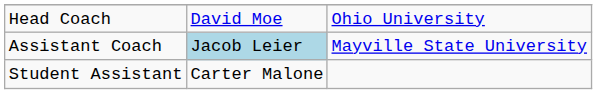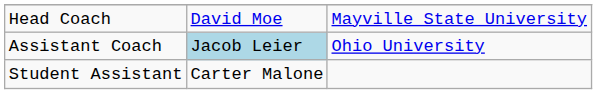(408, 19) Ohio University -> (459, 19) Mayville State University
(459, 46) Mayville State University -> (408, 46) Ohio University
